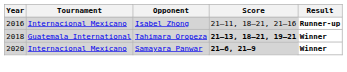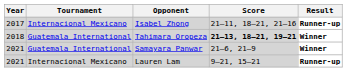(15, 23) 2016 -> (15, 23) 2017
(15, 48) 2020 -> (15, 48) 2021
(77, 48) Internacional Mexicano -> (80, 48) Guatemala International
(233, 48) bold -> (233, 48) normal
+ row: (157, 61)
